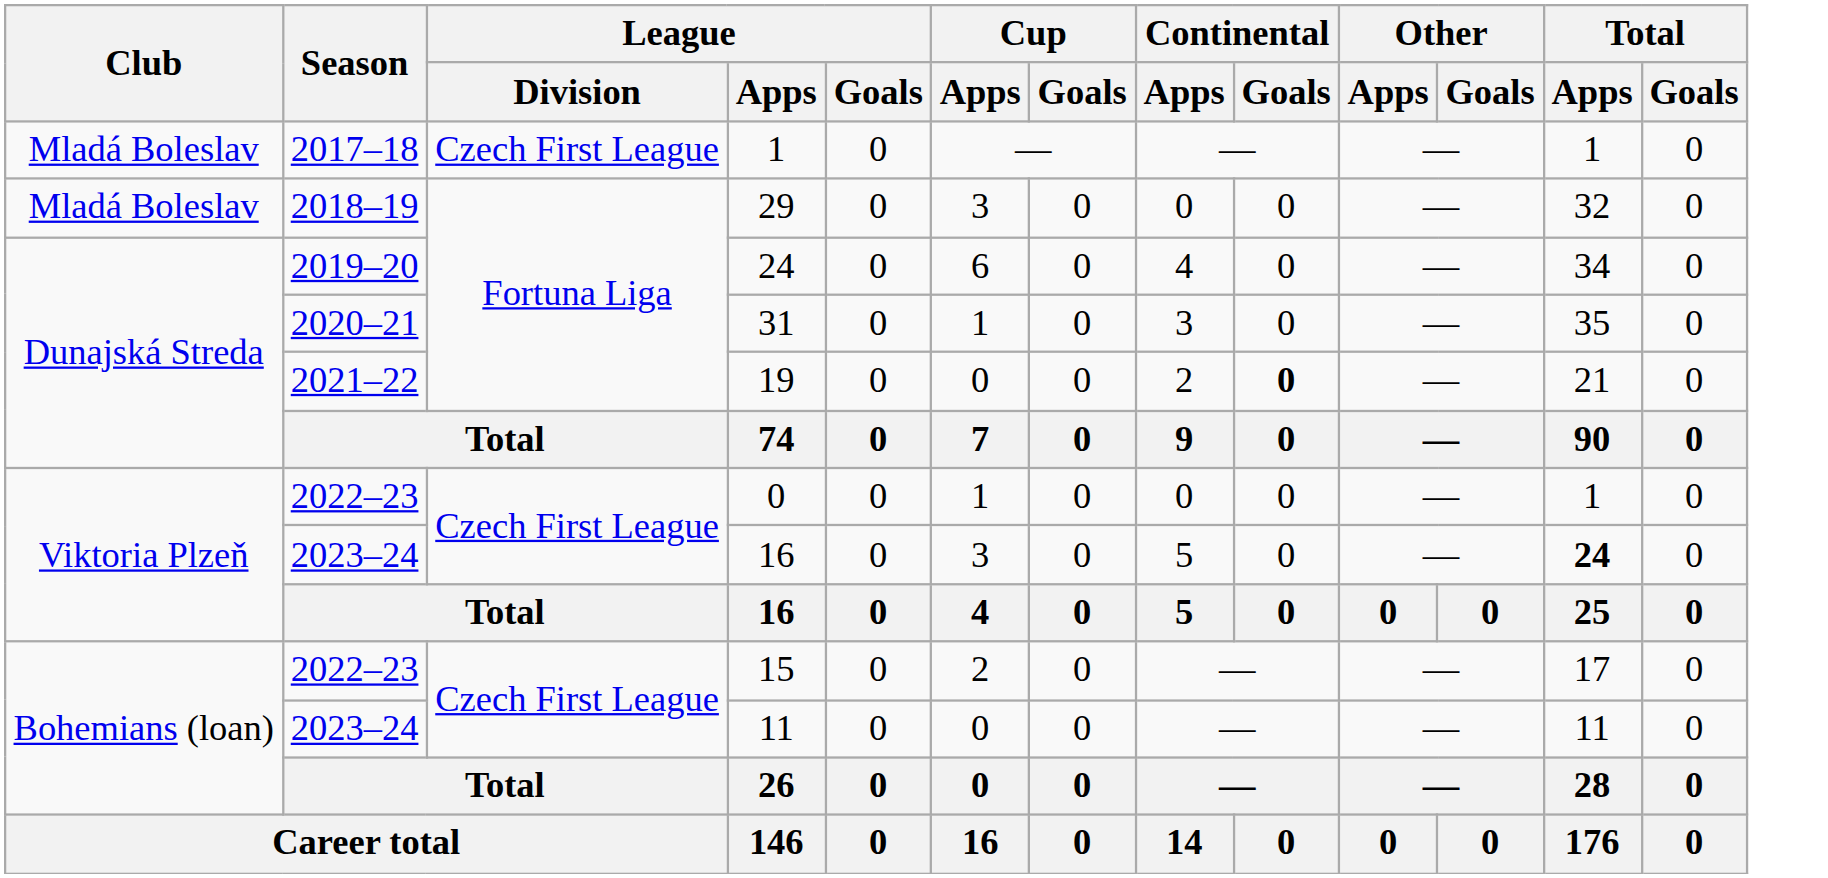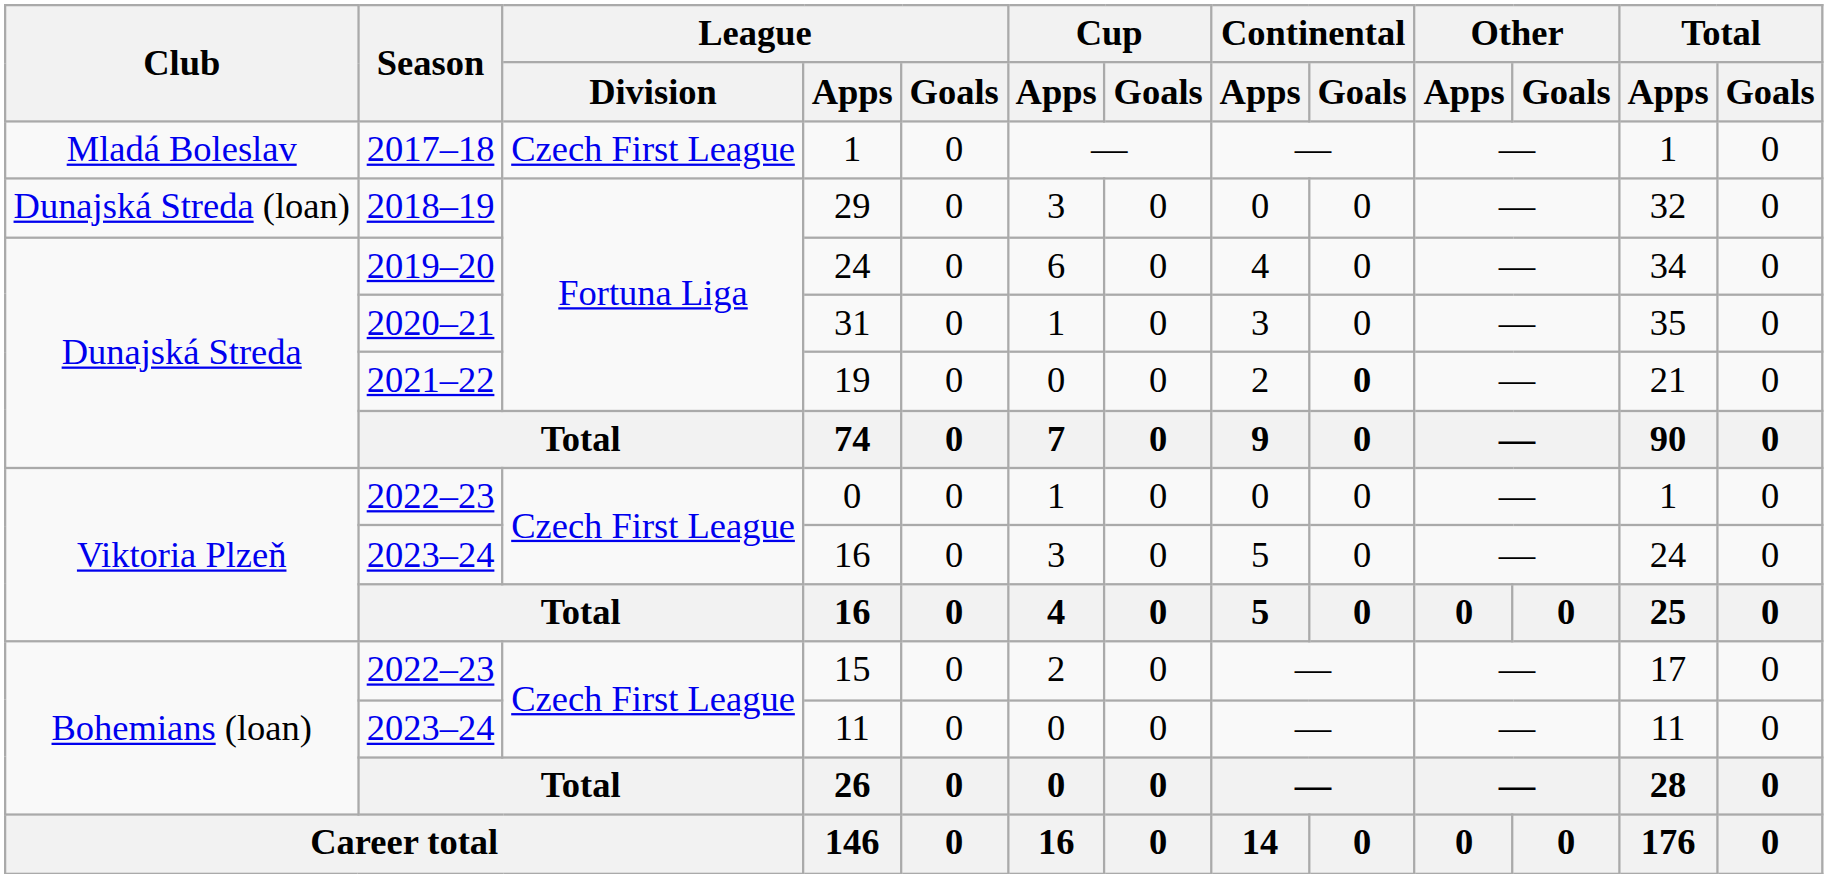(144, 206) Mladá Boleslav -> (182, 206) Dunajská Streda (loan)
(1592, 554) bold -> (1668, 554) normal
